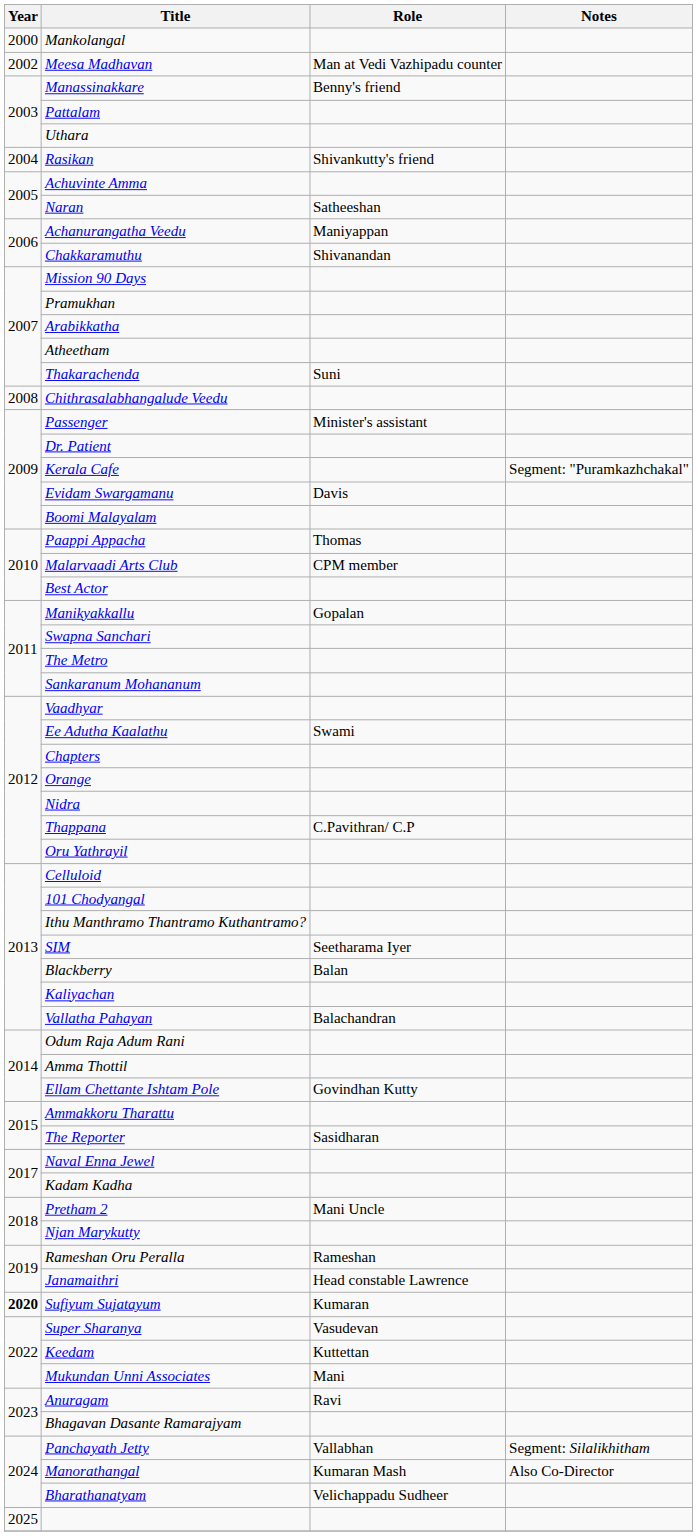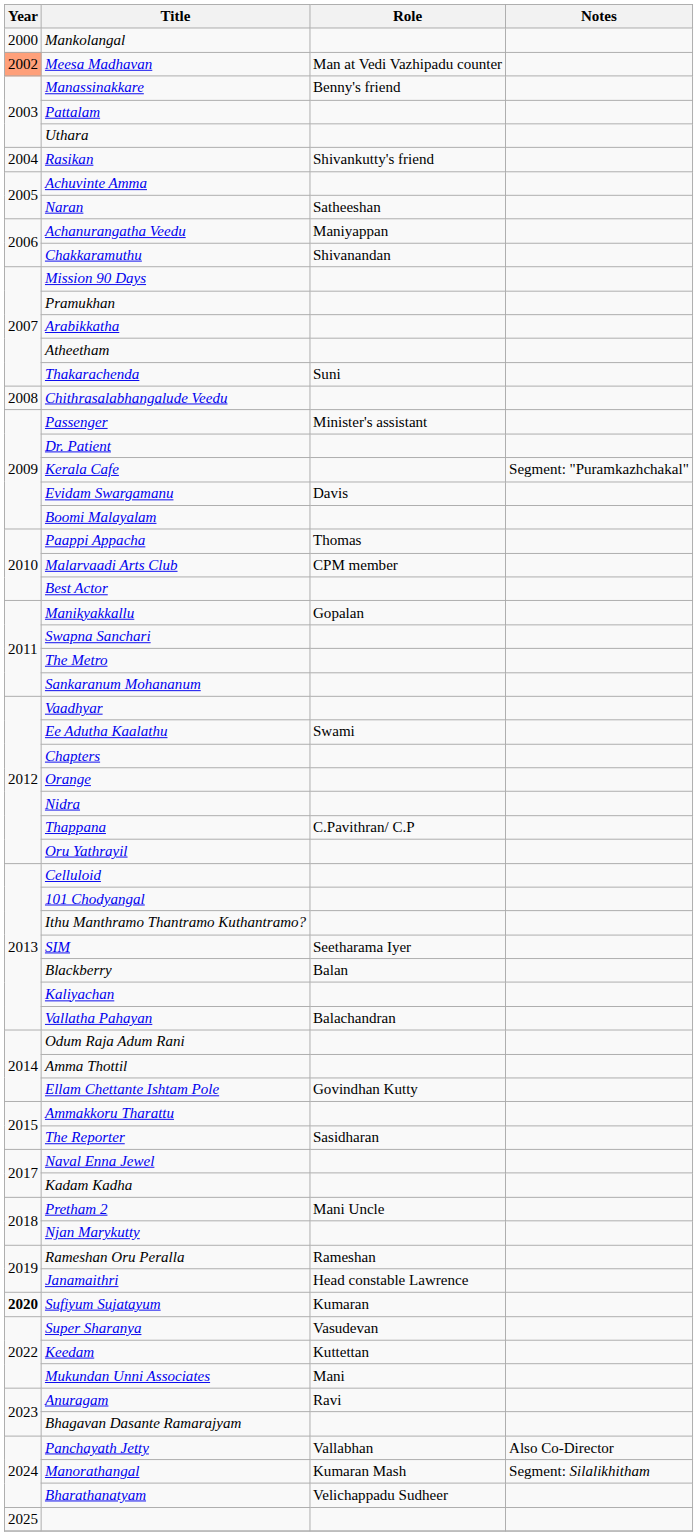(23, 64) no background -> (23, 64) lightsalmon background
(579, 1447) Segment: Silalikhitham -> (561, 1447) Also Co-Director
(561, 1471) Also Co-Director -> (579, 1471) Segment: Silalikhitham
